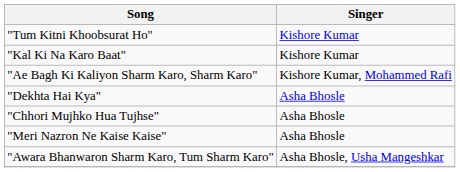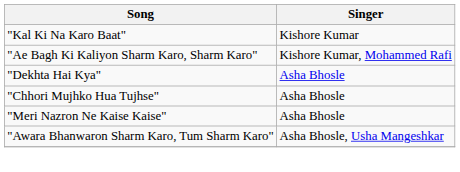- row: (80, 34)
